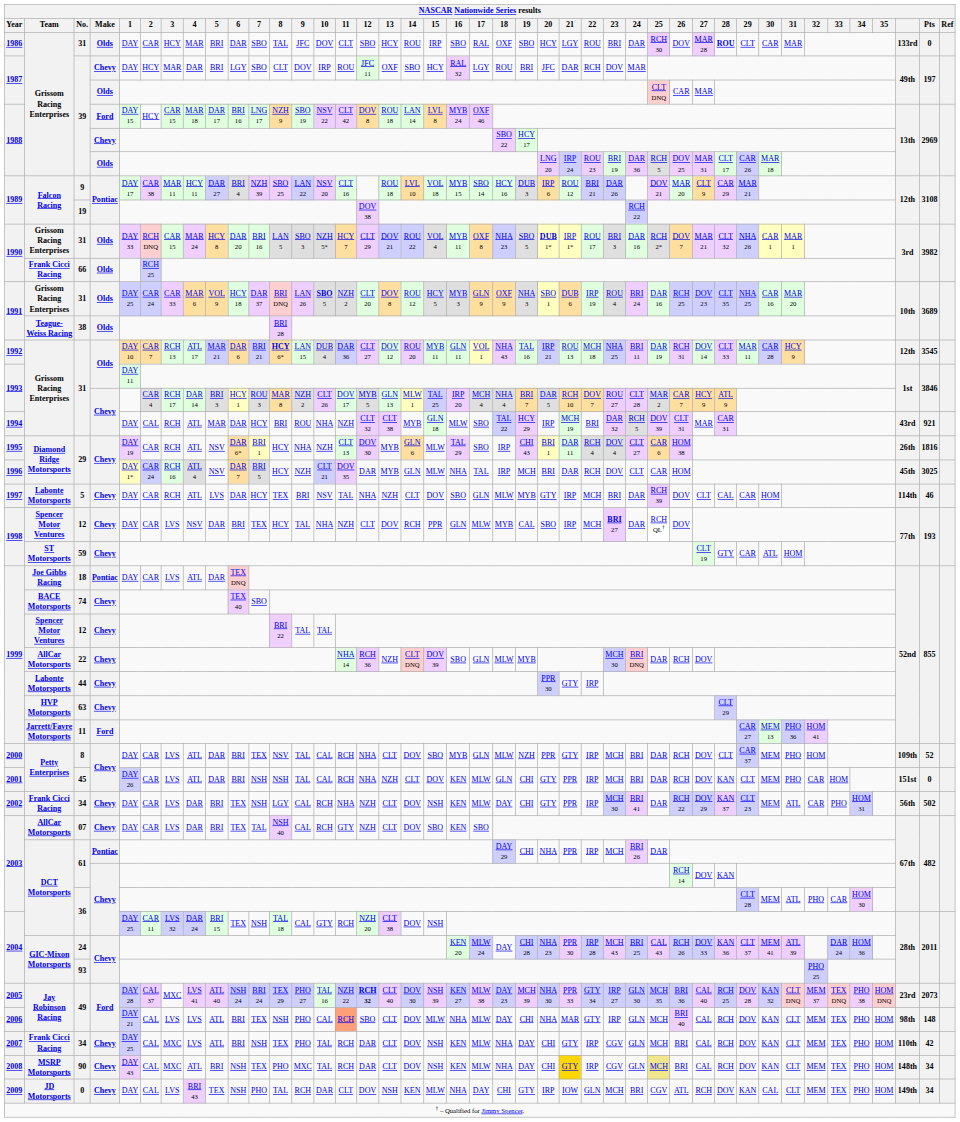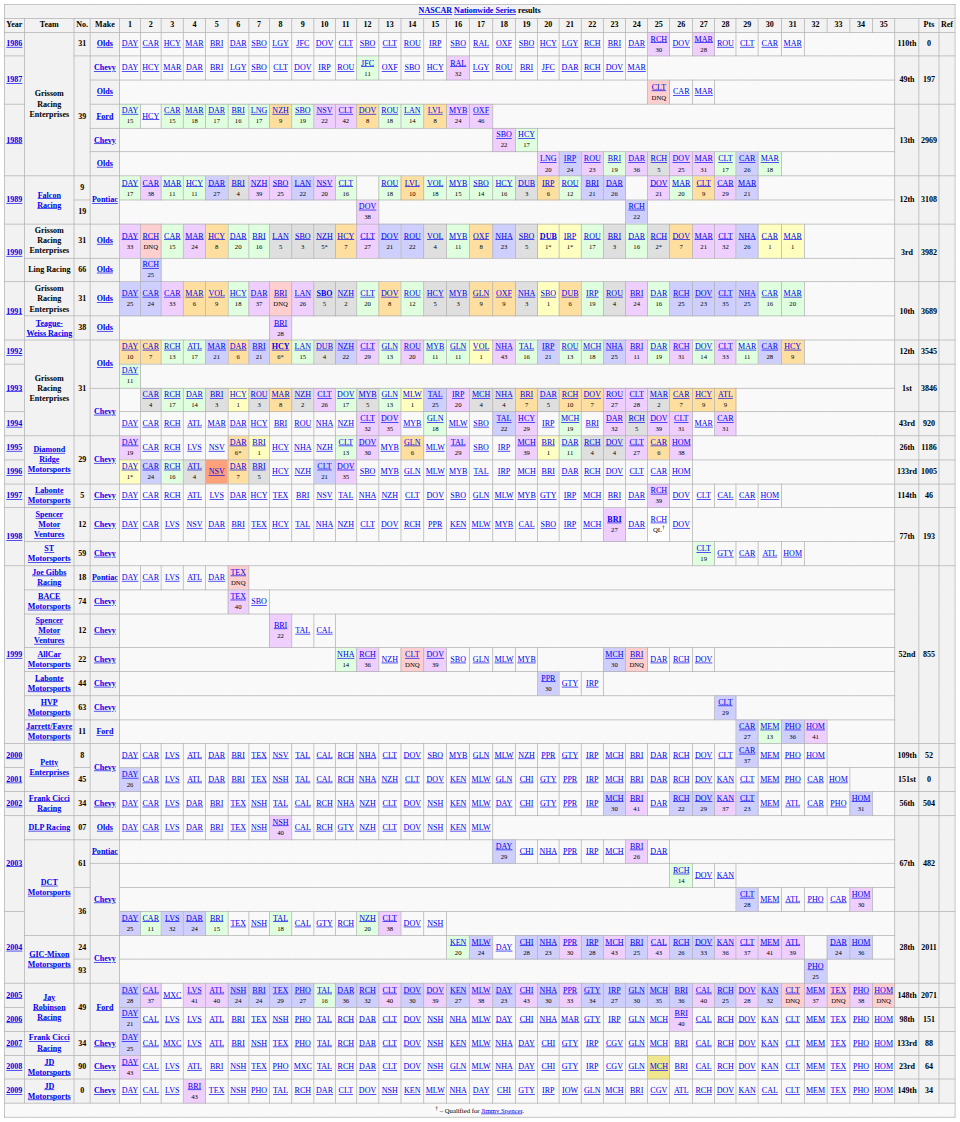(281, 44) TAL -> (281, 44) LGY
(390, 44) HCY -> (390, 44) CLT
(592, 44) ROU -> (592, 44) RCH
(726, 44) bold -> (725, 44) normal
(907, 44) 133rd -> (907, 44) 110th
(368, 240) CLT 29 -> (368, 240) CLT 27
(49, 270) Frank Cicci Racing -> (49, 270) Ling Racing
(346, 351) DAR 36 -> (346, 351) NZH 22
(368, 351) CLT 27 -> (368, 351) CLT 29
(390, 351) DOV 12 -> (390, 351) GLN 13
(151, 424) CAL -> (151, 424) CAR
(390, 423) CLT 38 -> (390, 423) DOV 35
(929, 424) 921 -> (929, 424) 920
(194, 448) ATL -> (194, 448) LVS
(527, 447) CHI 43 -> (527, 447) MCH 39
(929, 448) 1816 -> (929, 448) 1186
(217, 471) no background -> (217, 471) lightsalmon background
(368, 471) DAR -> (368, 471) SBO
(458, 471) NHA -> (458, 471) MYB
(907, 471) 45th -> (907, 471) 133rd
(929, 471) 3025 -> (929, 471) 1005
(458, 524) GLN -> (458, 524) KEN
(325, 630) TAL -> (325, 630) CAL
(259, 779) NSH -> (259, 779) TEX
(281, 803) LGY -> (281, 803) TAL
(929, 803) 502 -> (929, 803) 504
(49, 827) AllCar Motorsports -> (49, 827) DLP Racing
(105, 827) Chevy -> (105, 827) Olds
(259, 827) TAL -> (259, 827) NSH
(435, 827) SBO -> (435, 827) NSH
(481, 827) SBO -> (481, 827) MLW
(346, 995) NZH 22 -> (346, 995) DAR 36
(368, 995) bold -> (368, 995) normal
(435, 995) NSH 39 -> (435, 995) DOV 39
(527, 995) MCH 39 -> (527, 995) CHI 43
(907, 995) 23rd -> (907, 995) 148th
(929, 995) 2073 -> (929, 995) 2071
(325, 1019) CAL -> (325, 1019) TAL
(346, 1019) lightsalmon background -> (346, 1019) no background
(368, 1019) SBO -> (368, 1019) DAR
(435, 1019) MLW -> (435, 1019) NSH
(929, 1019) 148 -> (929, 1019) 151
(907, 1043) 110th -> (907, 1043) 133rd
(929, 1043) 42 -> (929, 1043) 88
(49, 1067) MSRP Motorsports -> (49, 1067) JD Motorsports
(172, 1067) MXC -> (172, 1067) LVS
(458, 1067) KEN -> (458, 1067) GLN
(570, 1067) gold background -> (570, 1067) no background
(907, 1067) 148th -> (907, 1067) 23rd
(929, 1067) 34 -> (929, 1067) 64
